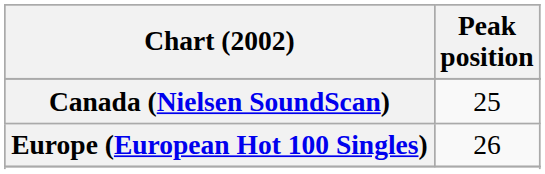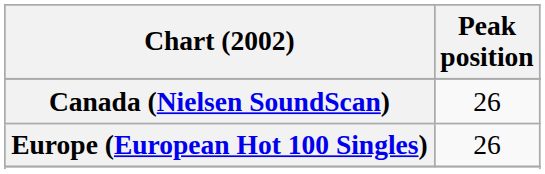(487, 100) 25 -> (487, 100) 26
